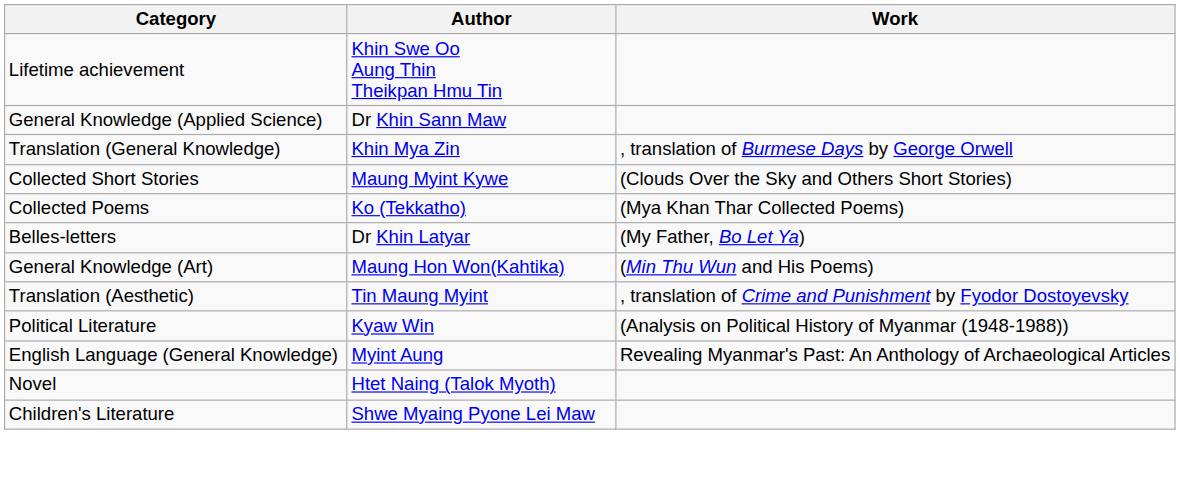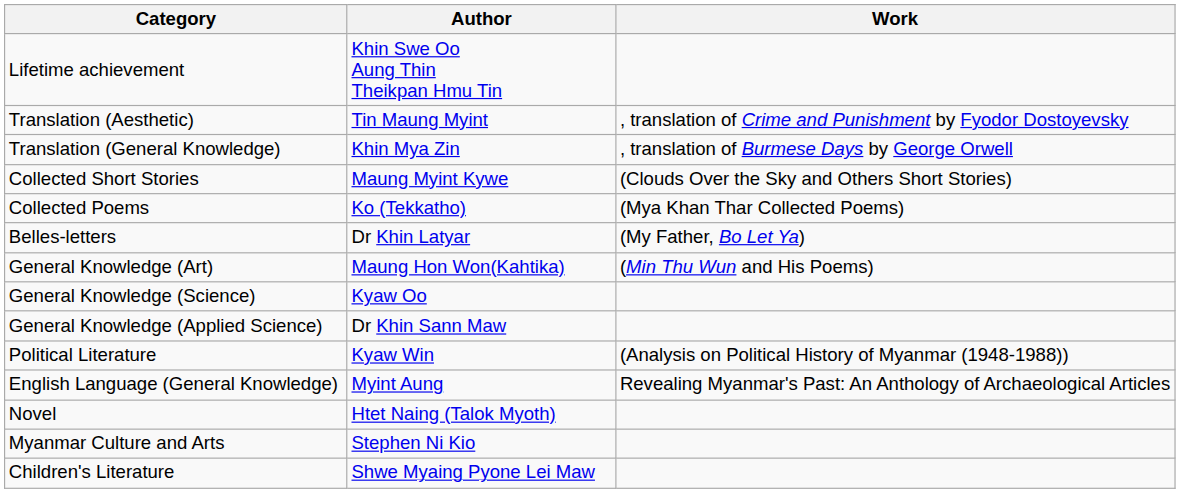rows swapped: (101, 296) <-> (166, 119)
+ row: (132, 296)
+ row: (117, 443)
